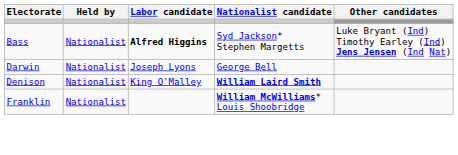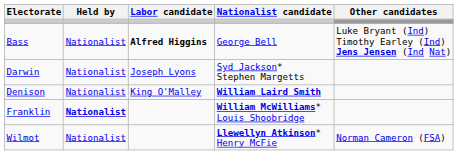(261, 41) Syd Jackson* Stephen Margetts -> (247, 41) George Bell
(247, 67) George Bell -> (261, 72) Syd Jackson* Stephen Margetts
(96, 102) normal -> (96, 112) bold
+ row: (23, 138)
